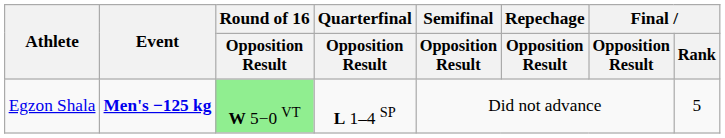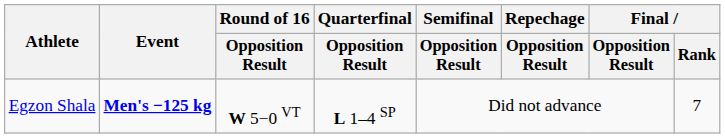(264, 116) lightgreen background -> (264, 116) no background
(697, 106) 5 -> (697, 106) 7
